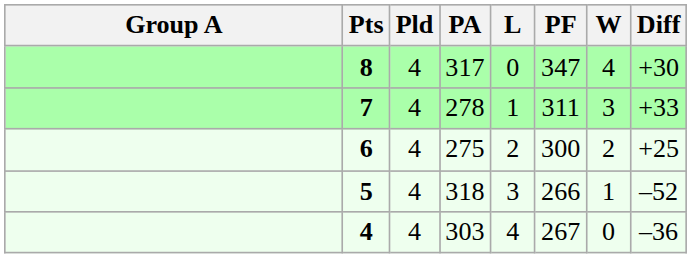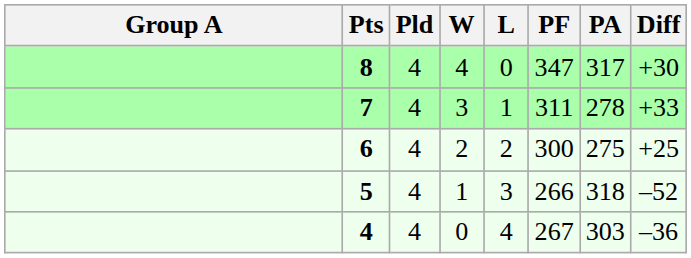columns swapped: (609, 25) <-> (465, 25)
